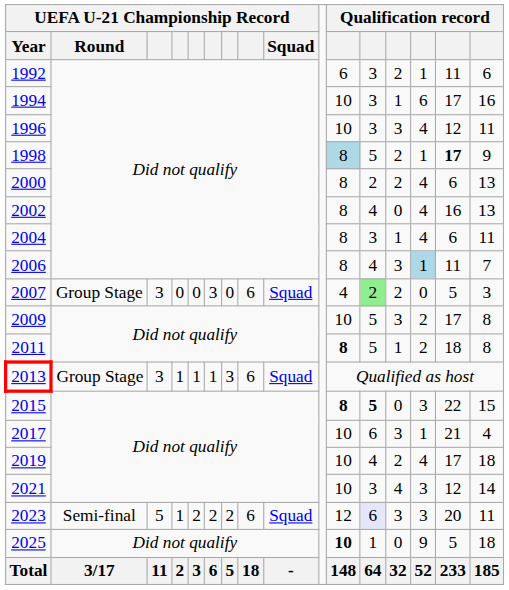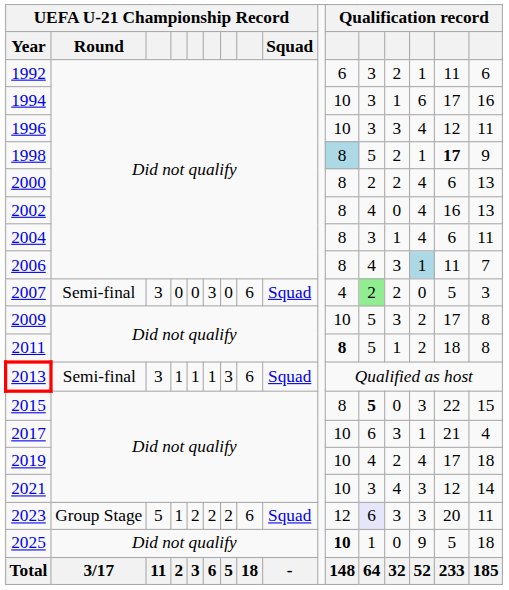(99, 292) Group Stage -> (99, 292) Semi-final
(100, 376) Group Stage -> (99, 376) Semi-final
(343, 405) bold -> (342, 405) normal
(99, 515) Semi-final -> (99, 515) Group Stage
